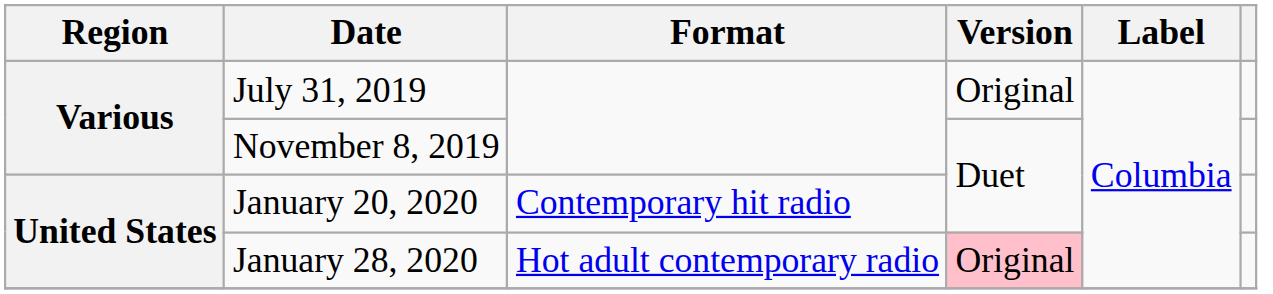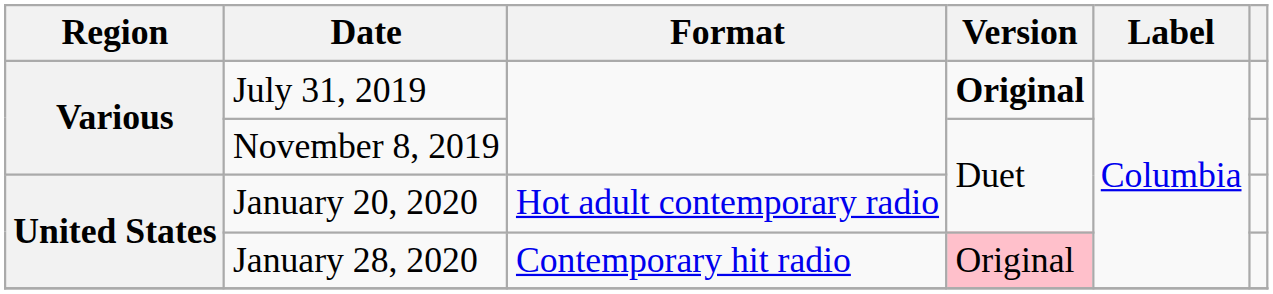(1015, 89) normal -> (1020, 89) bold
(683, 202) Contemporary hit radio -> (727, 202) Hot adult contemporary radio
(727, 259) Hot adult contemporary radio -> (683, 259) Contemporary hit radio
